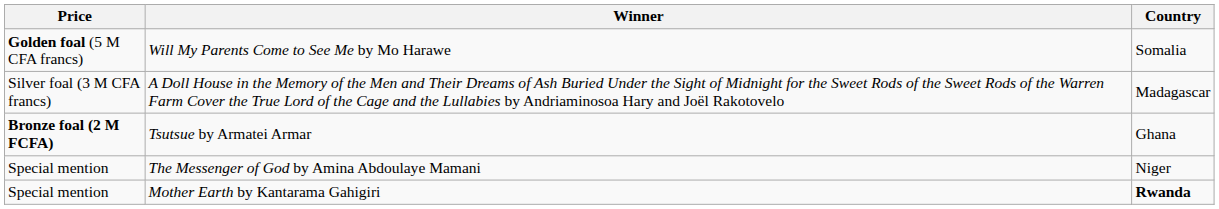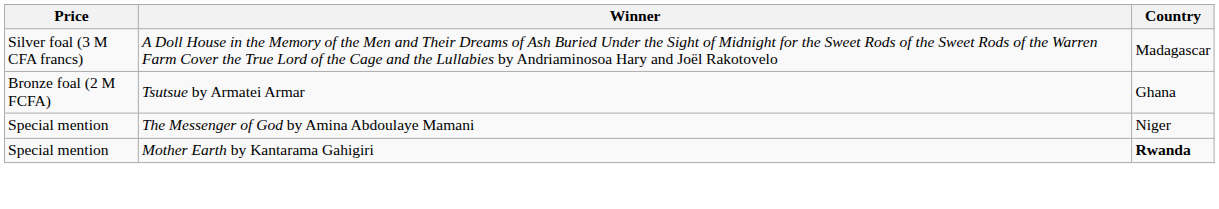- row: (300, 50)
(64, 134) bold -> (62, 92) normal
